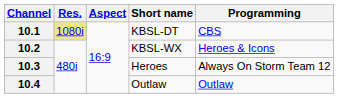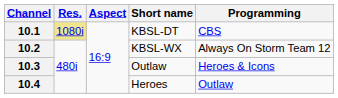(236, 48) Heroes & Icons -> (264, 48) Always On Storm Team 12
(149, 66) Heroes -> (149, 66) Outlaw
(264, 66) Always On Storm Team 12 -> (236, 66) Heroes & Icons
(149, 84) Outlaw -> (149, 84) Heroes
